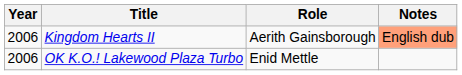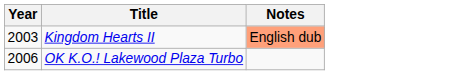- column: (313, 15)
(23, 37) 2006 -> (23, 37) 2003
